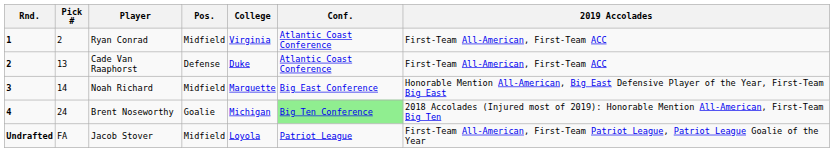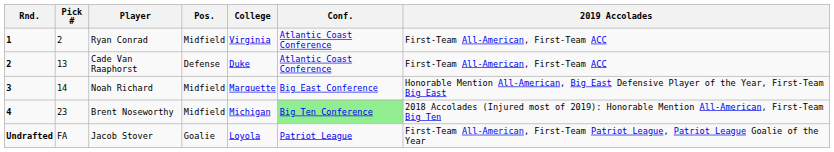(62, 112) 24 -> (62, 112) 23
(199, 112) Goalie -> (204, 112) Midfield
(204, 136) Midfield -> (199, 136) Goalie
